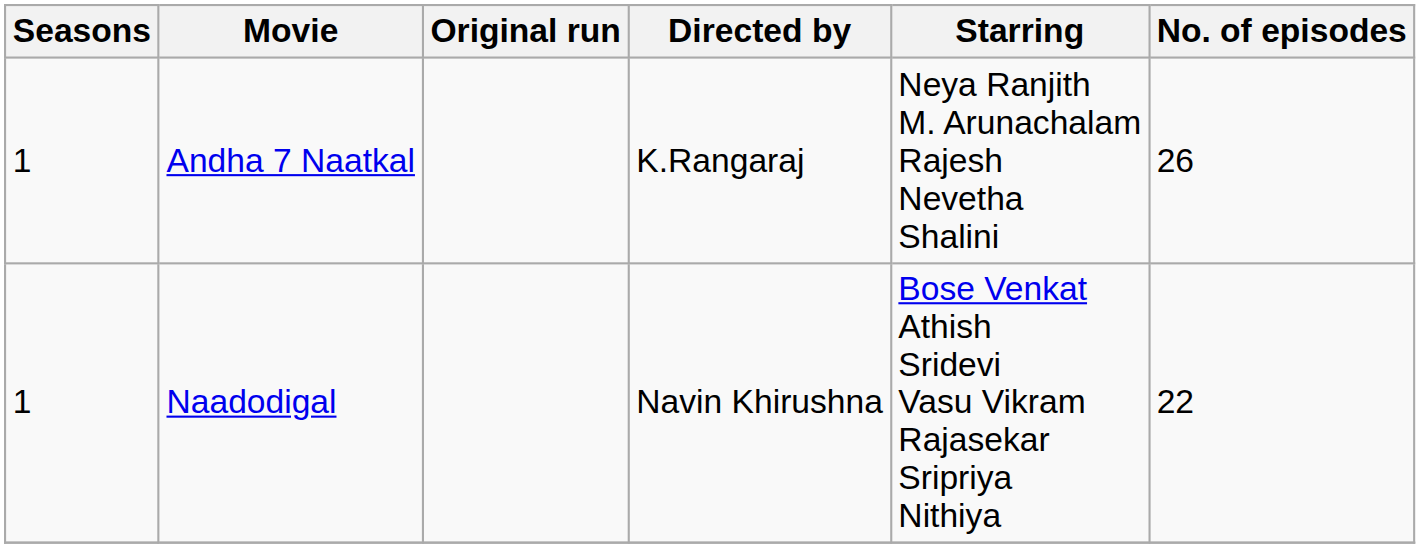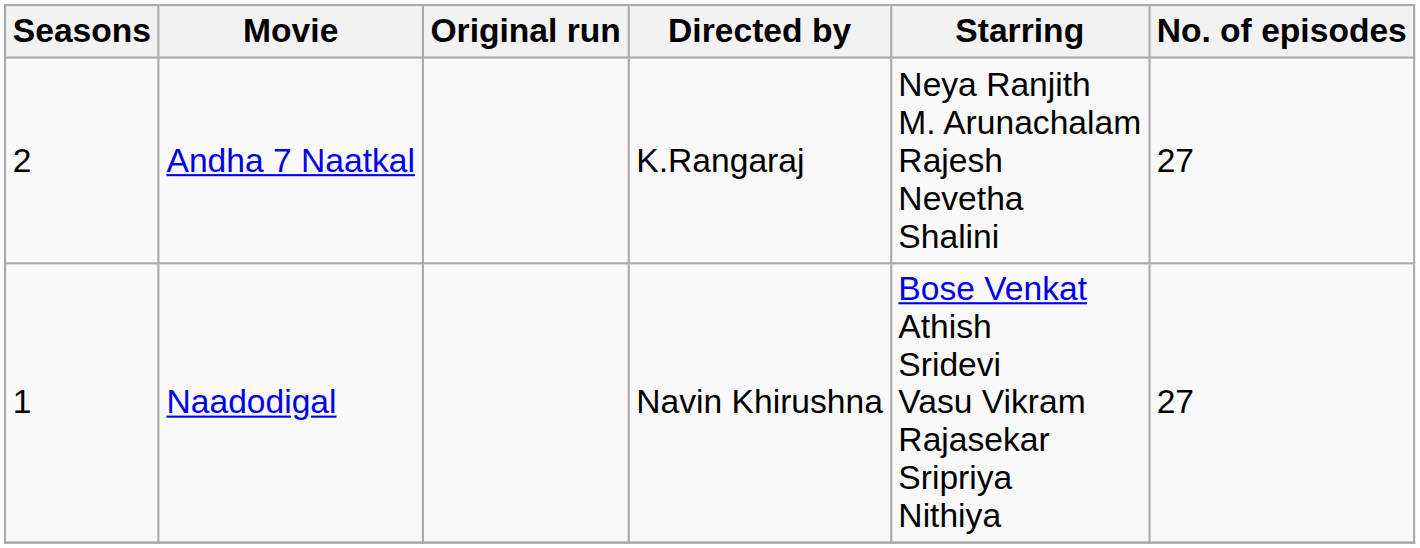(22, 160) 1 -> (22, 160) 2
(1175, 160) 26 -> (1175, 160) 27
(1175, 402) 22 -> (1175, 402) 27
